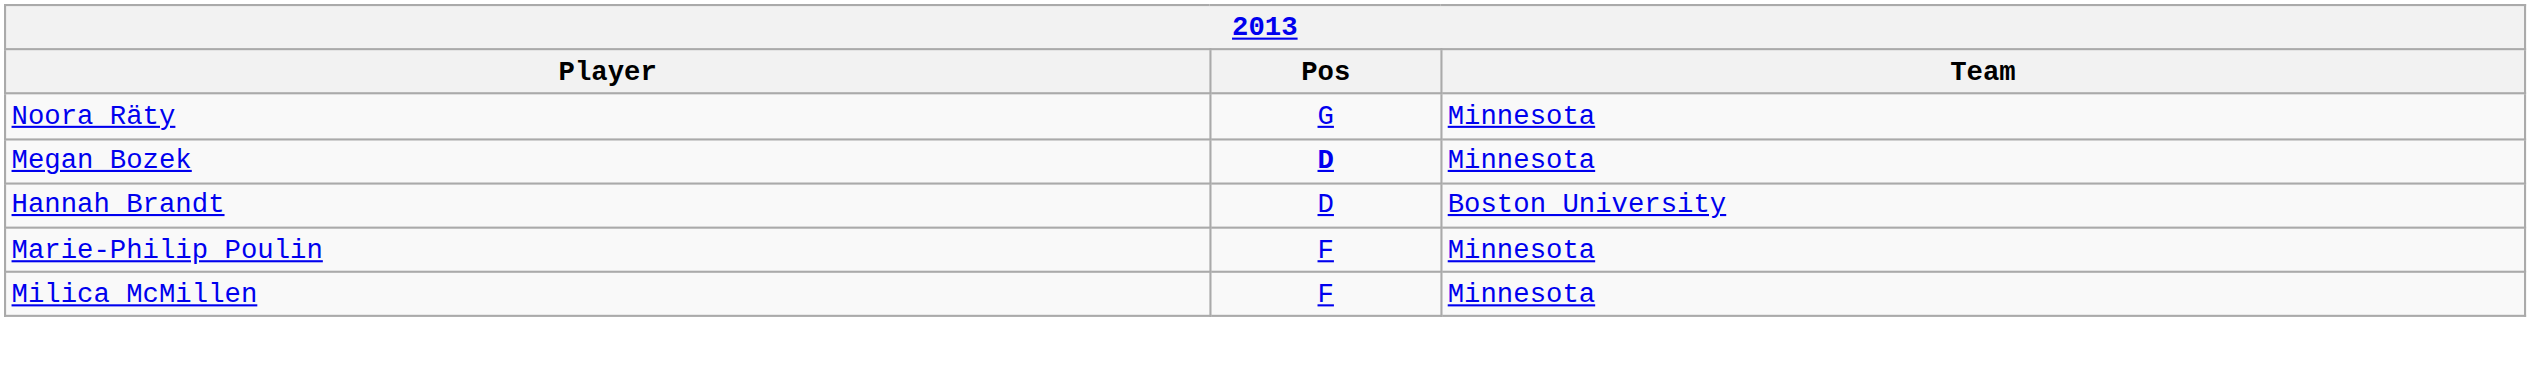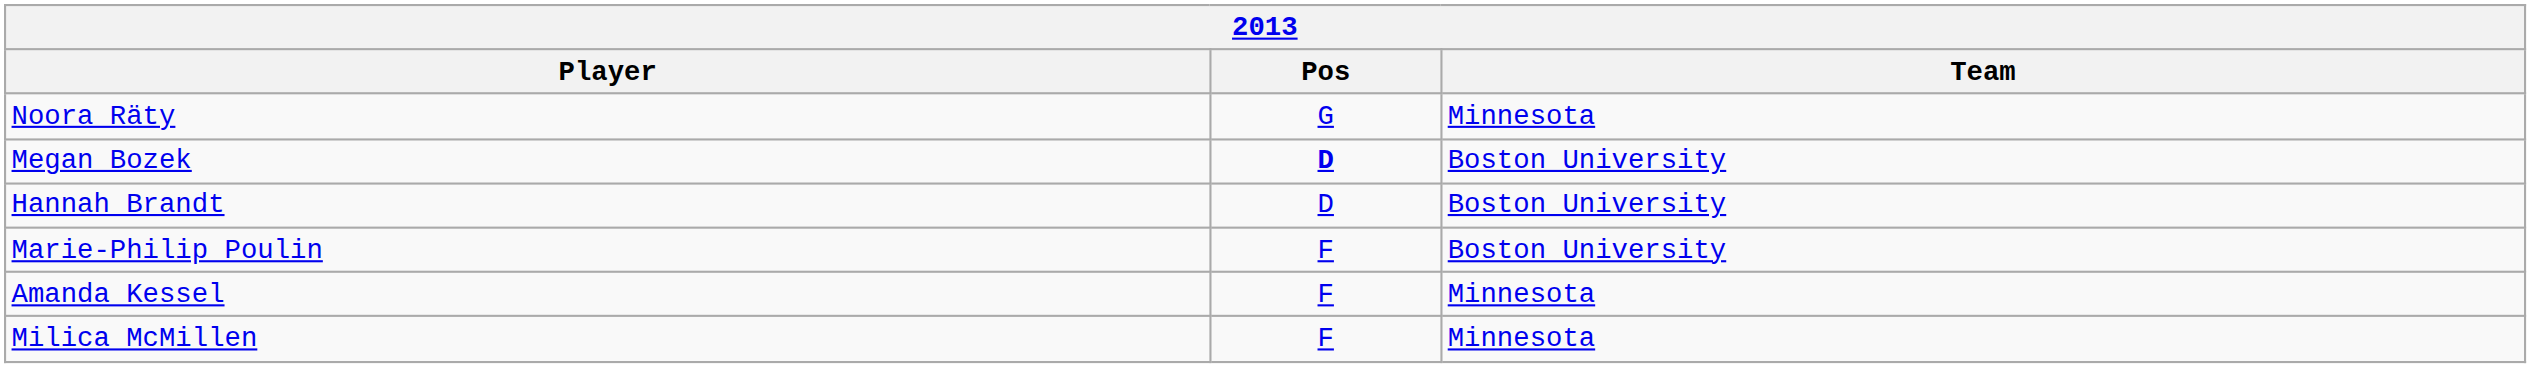(1521, 161) Minnesota -> (1587, 161) Boston University
(1521, 250) Minnesota -> (1587, 250) Boston University
+ row: (118, 294)
